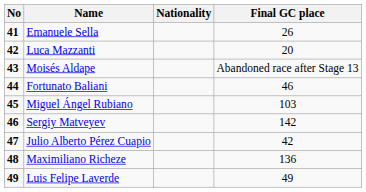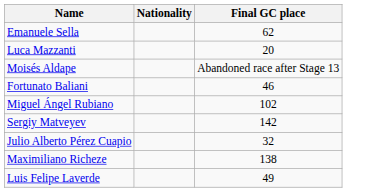- column: (14, 13)
(288, 31) 26 -> (268, 31) 62
(288, 104) 103 -> (268, 104) 102
(288, 141) 42 -> (268, 141) 32
(288, 159) 136 -> (268, 159) 138
